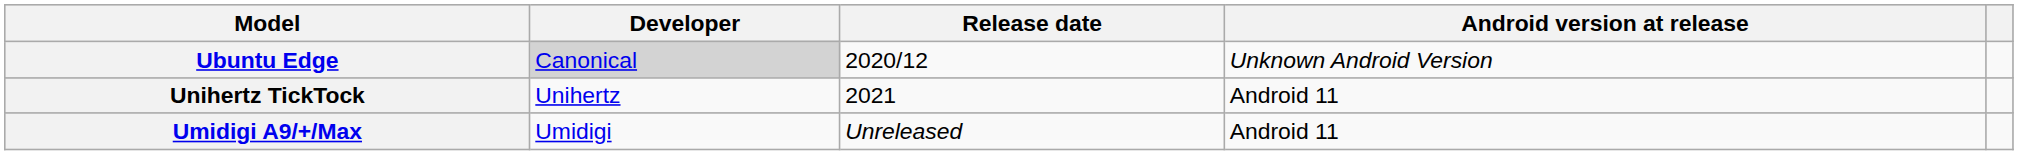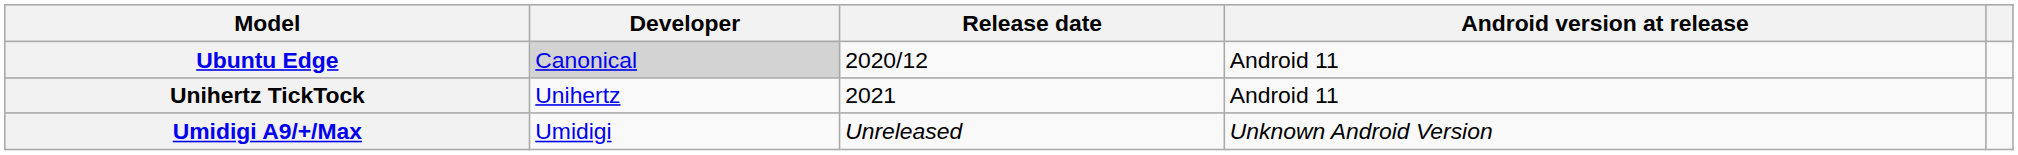(1361, 59) Unknown Android Version -> (1284, 59) Android 11
(1284, 132) Android 11 -> (1361, 132) Unknown Android Version
